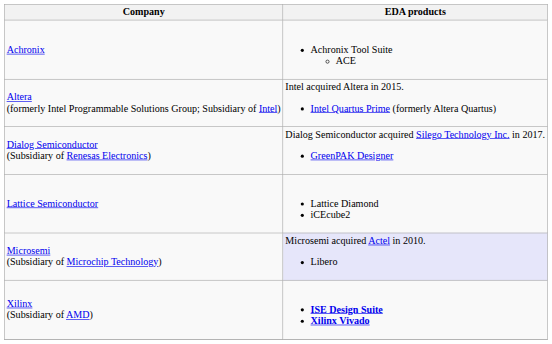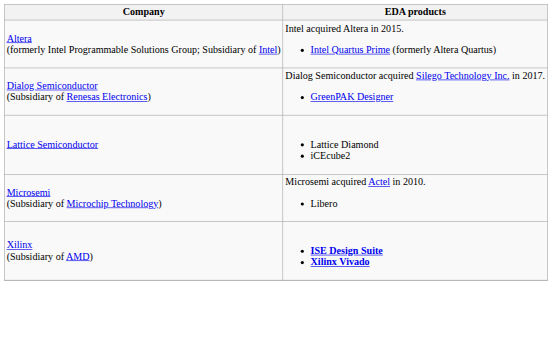- row: (26, 49)
(415, 252) lavender background -> (415, 193) no background
